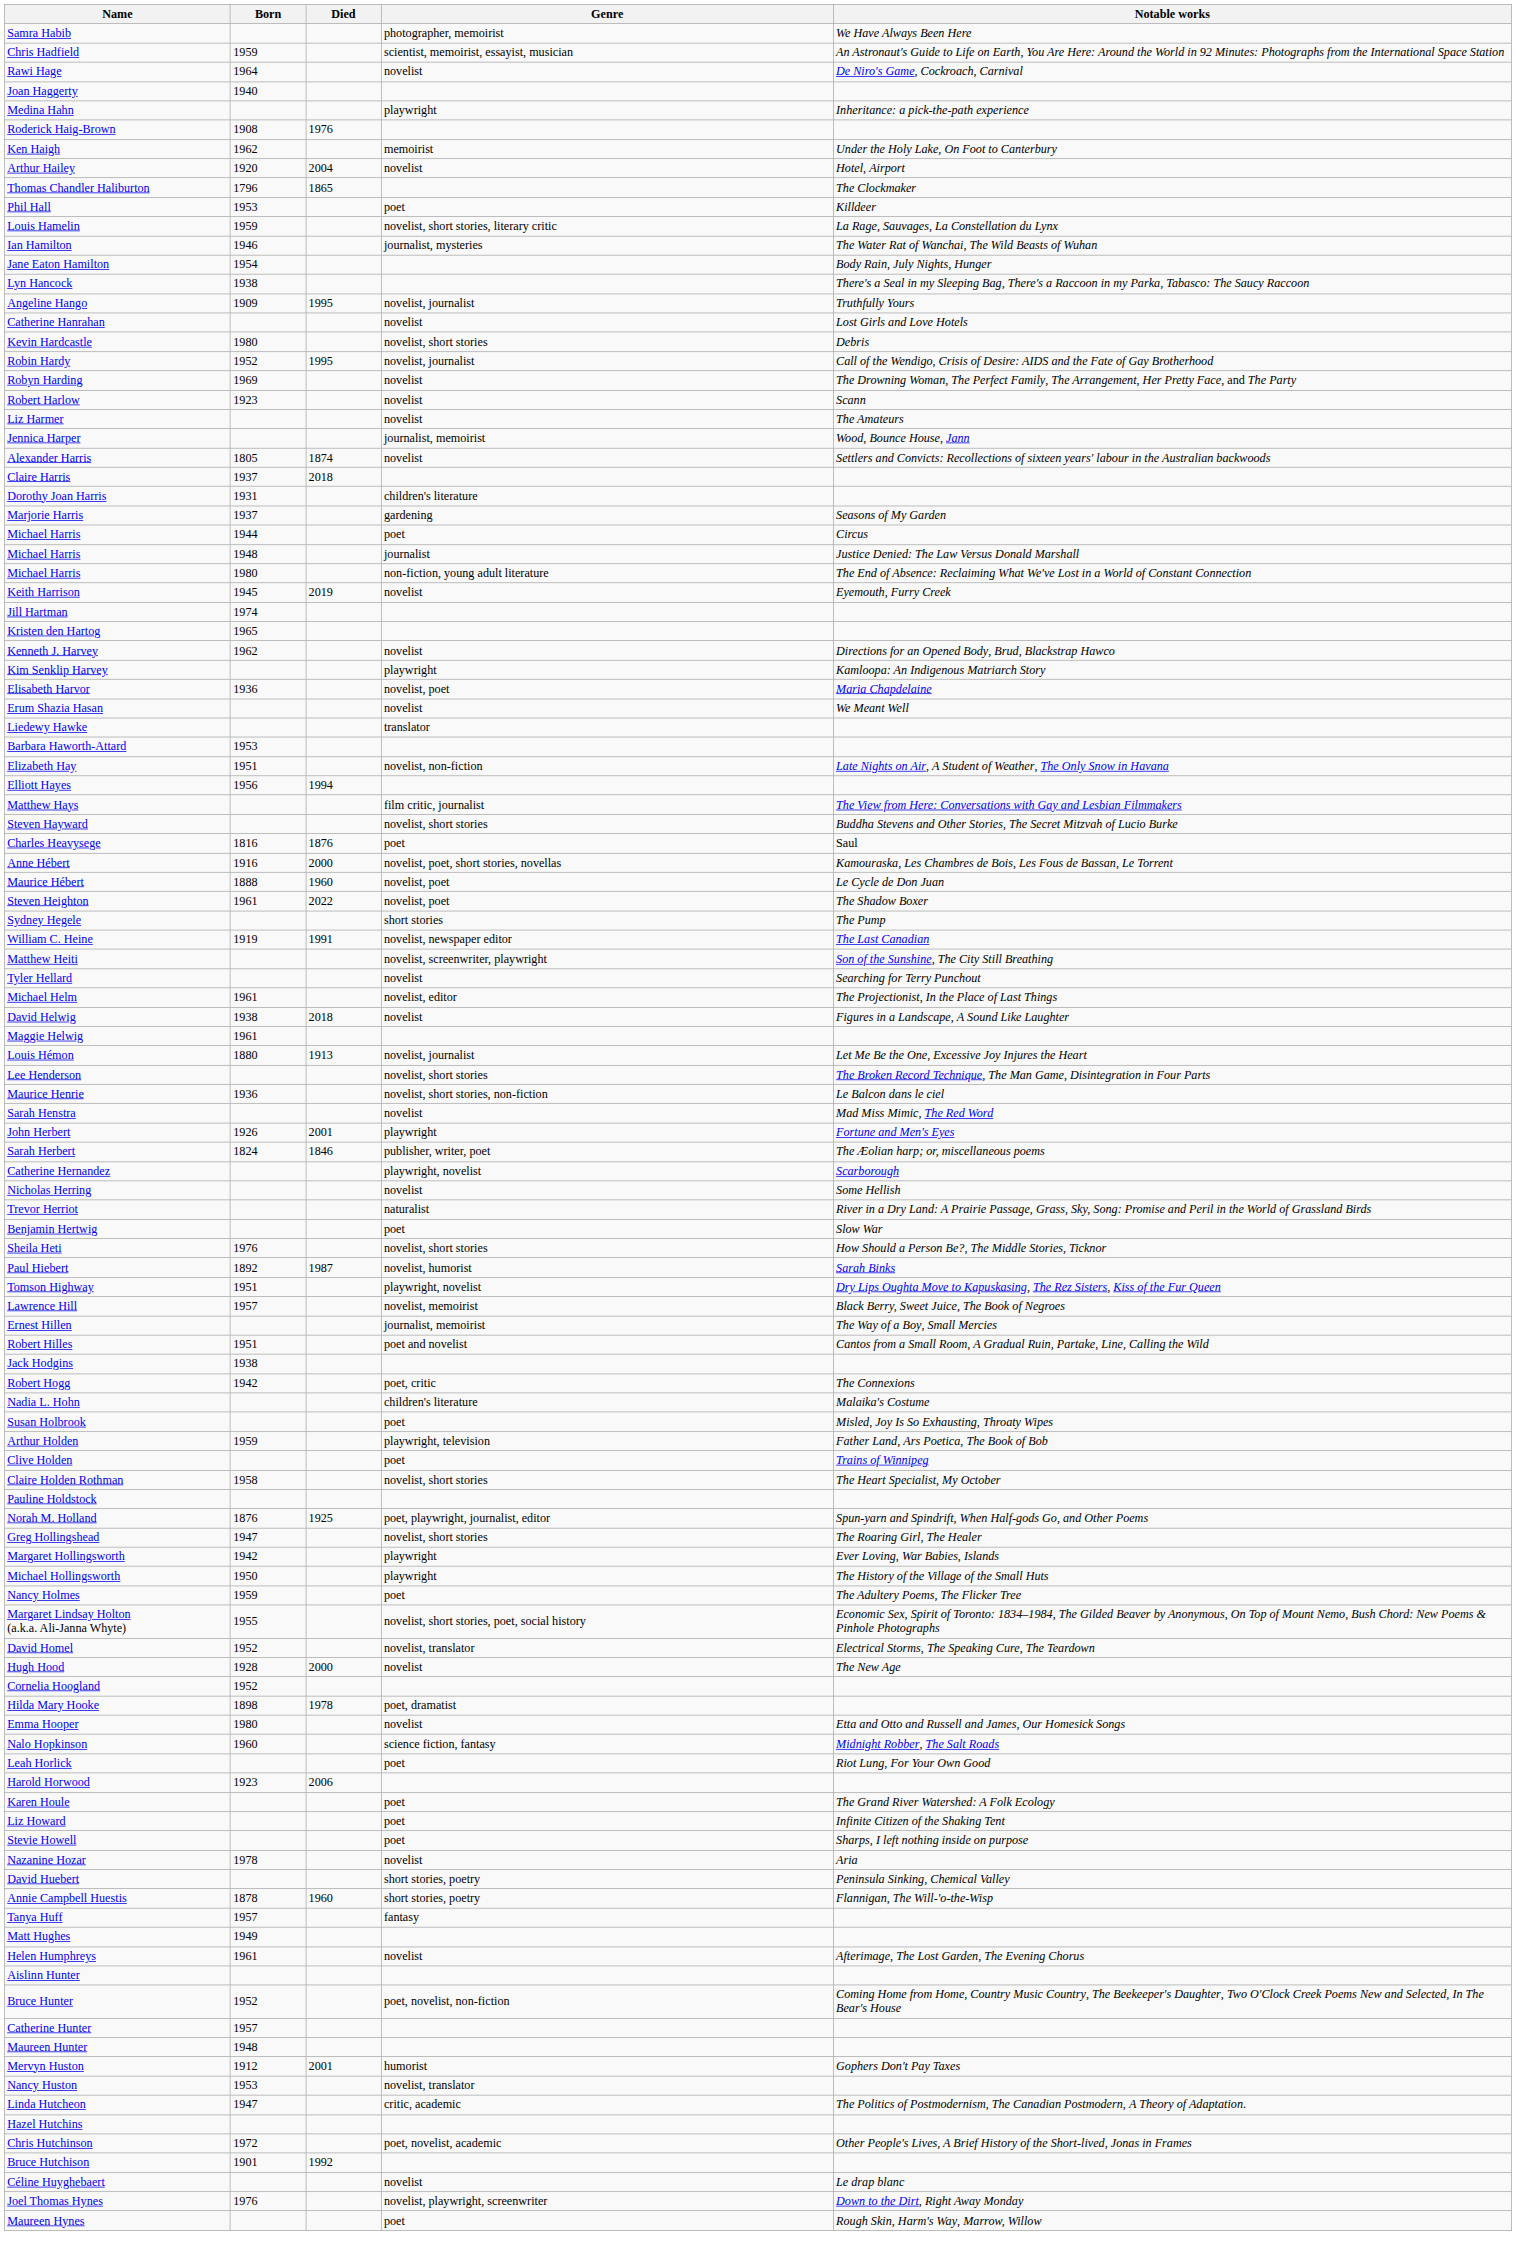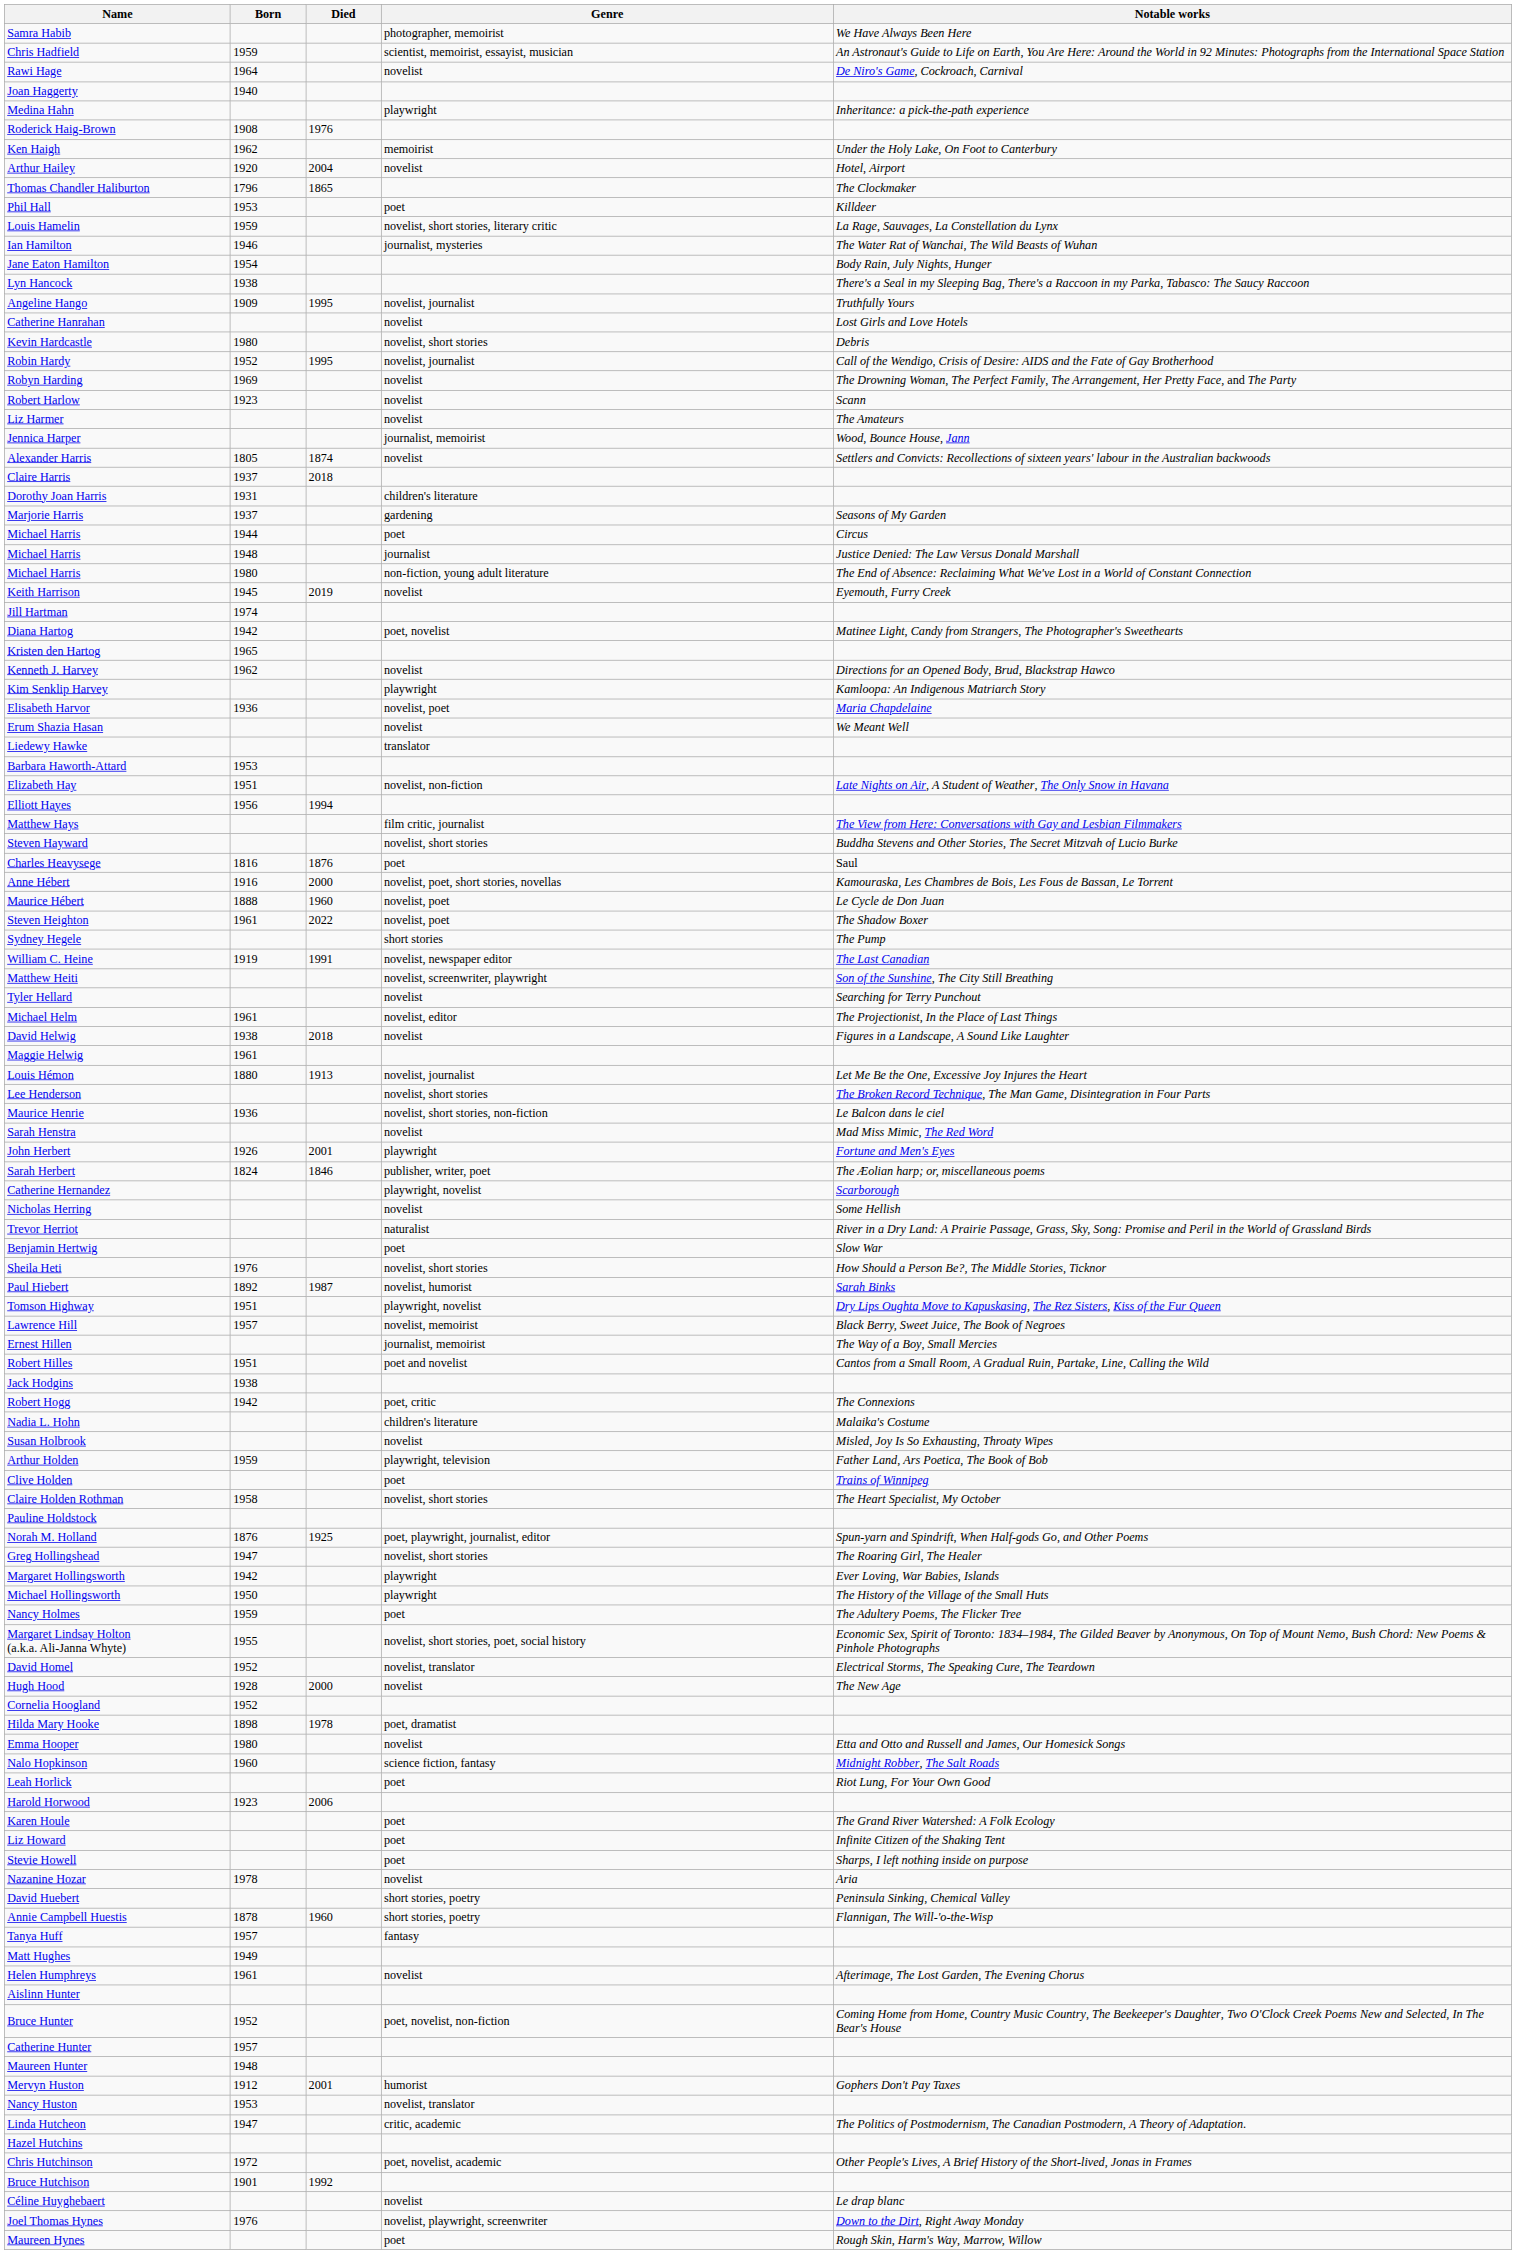+ row: (40, 631)
(394, 1421) poet -> (403, 1441) novelist
